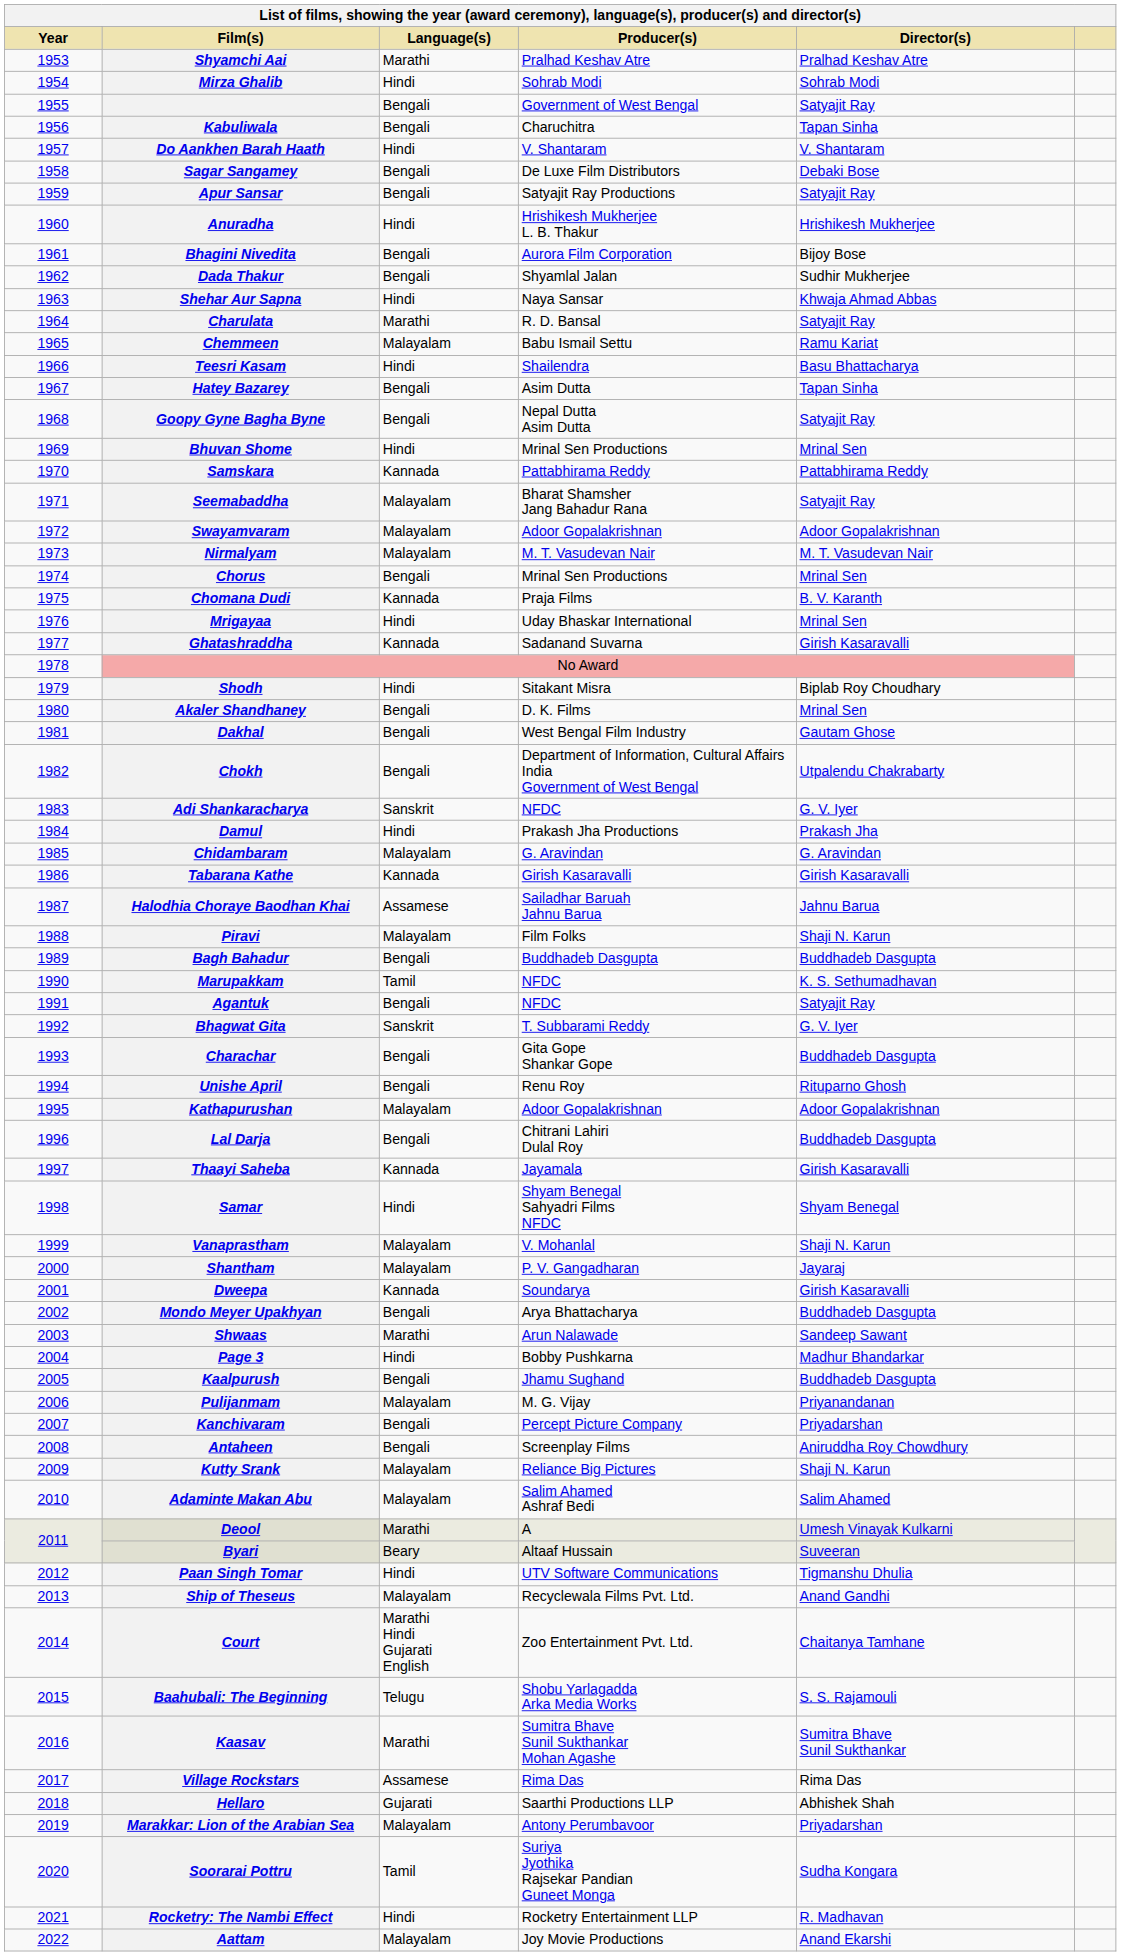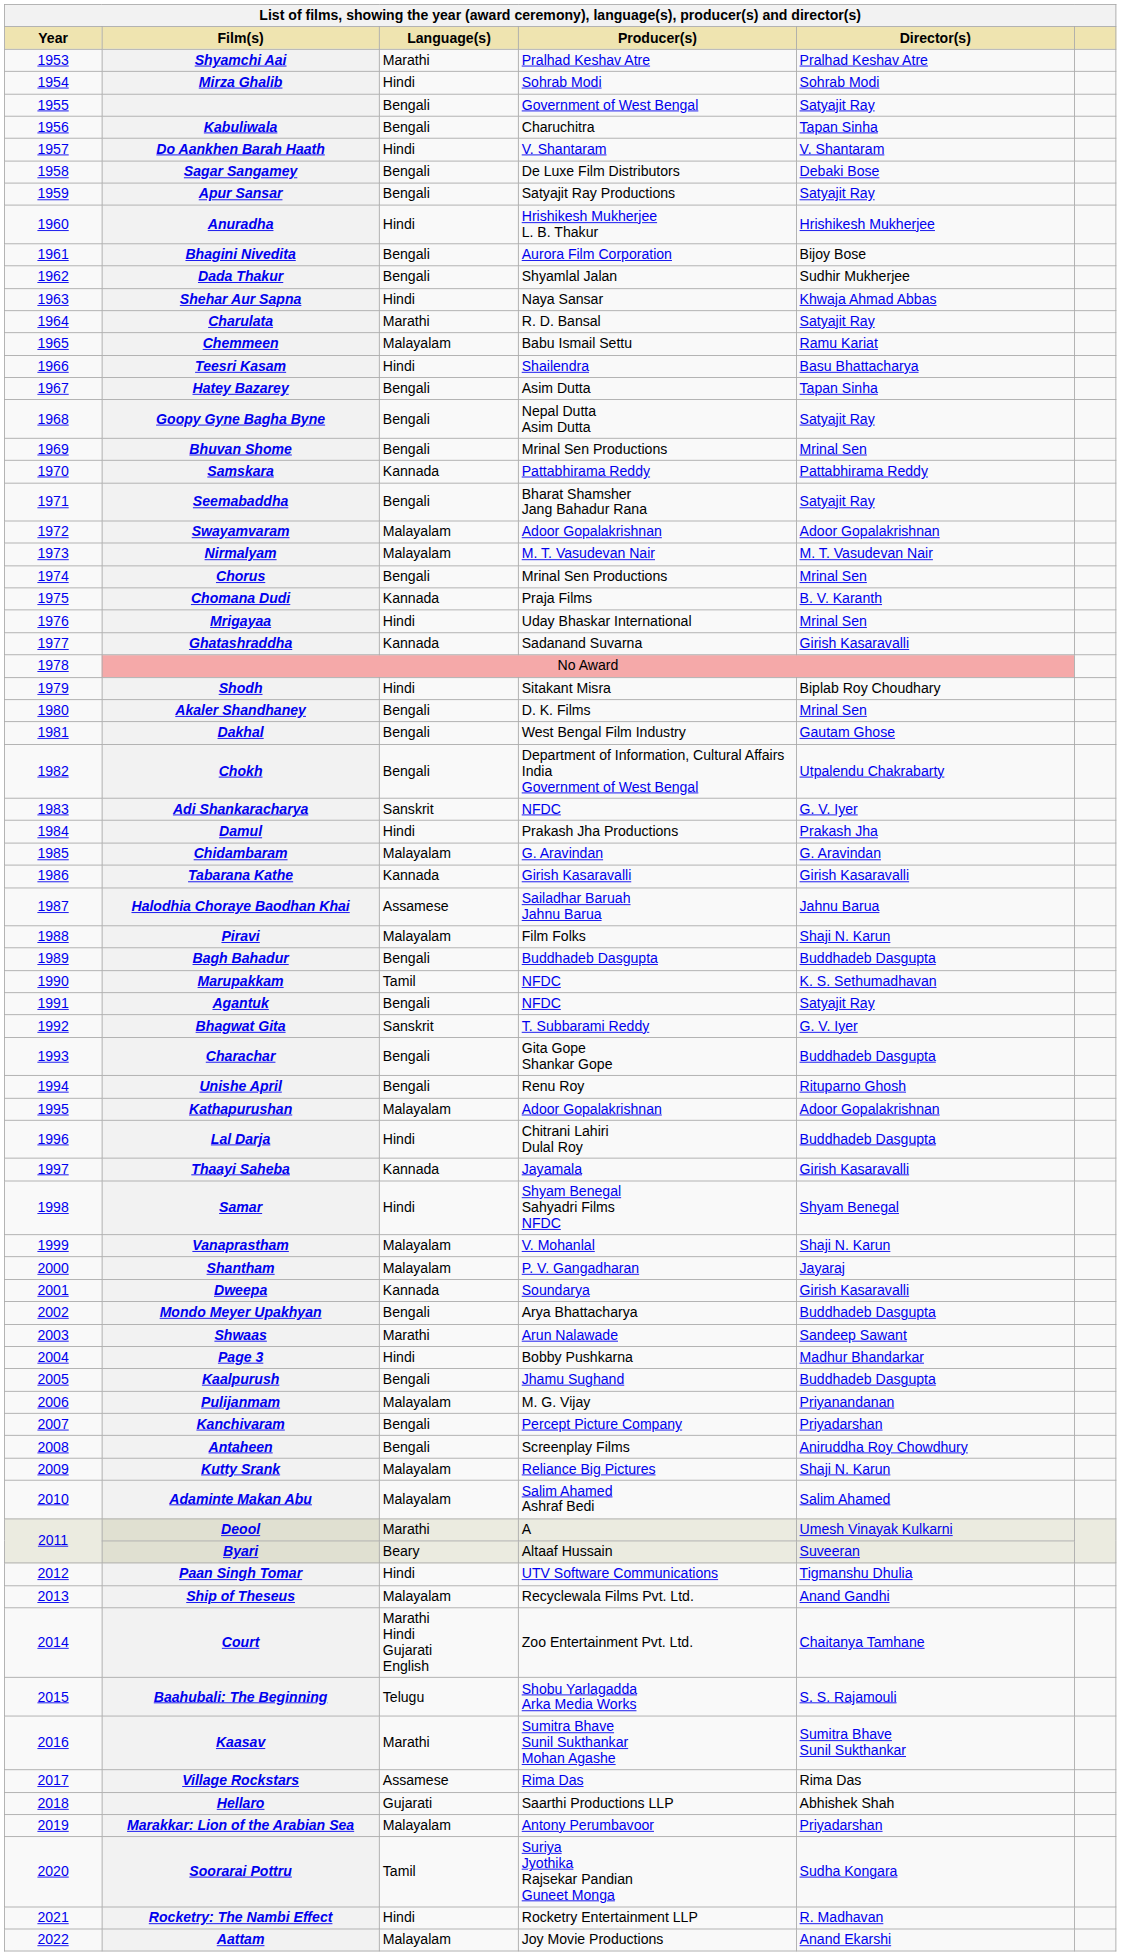(399, 449) Hindi -> (406, 449) Bengali
(417, 501) Malayalam -> (406, 501) Bengali
(406, 1139) Bengali -> (399, 1139) Hindi
